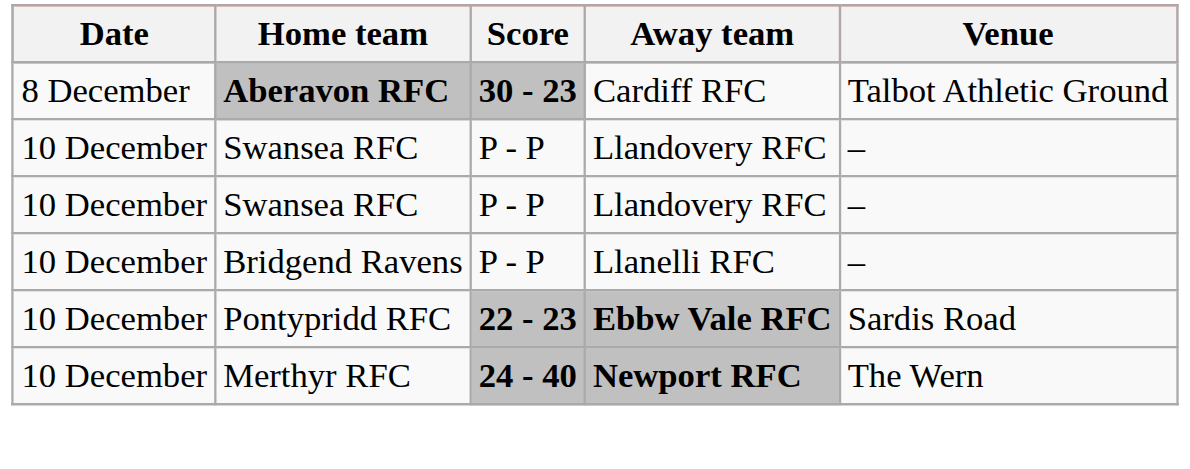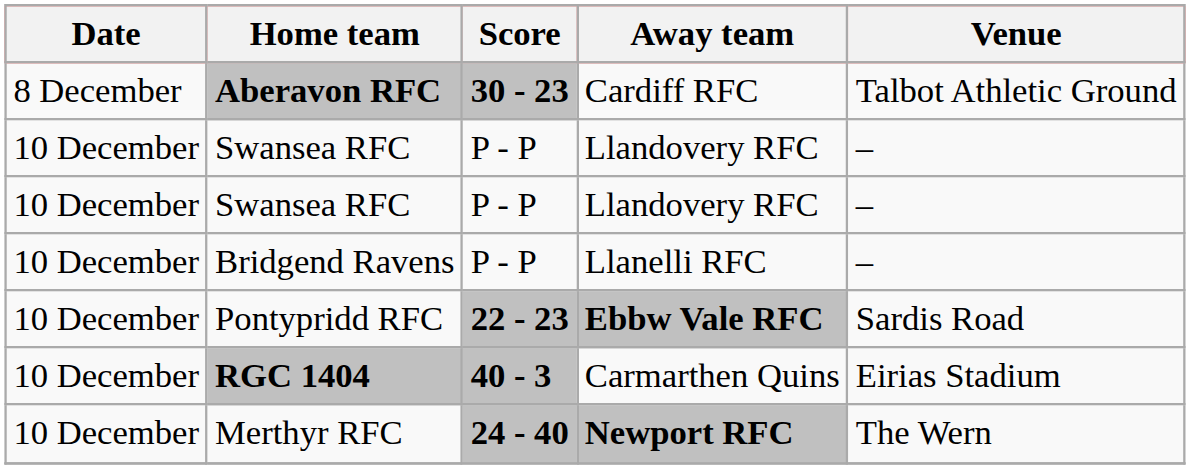+ row: (292, 375)
